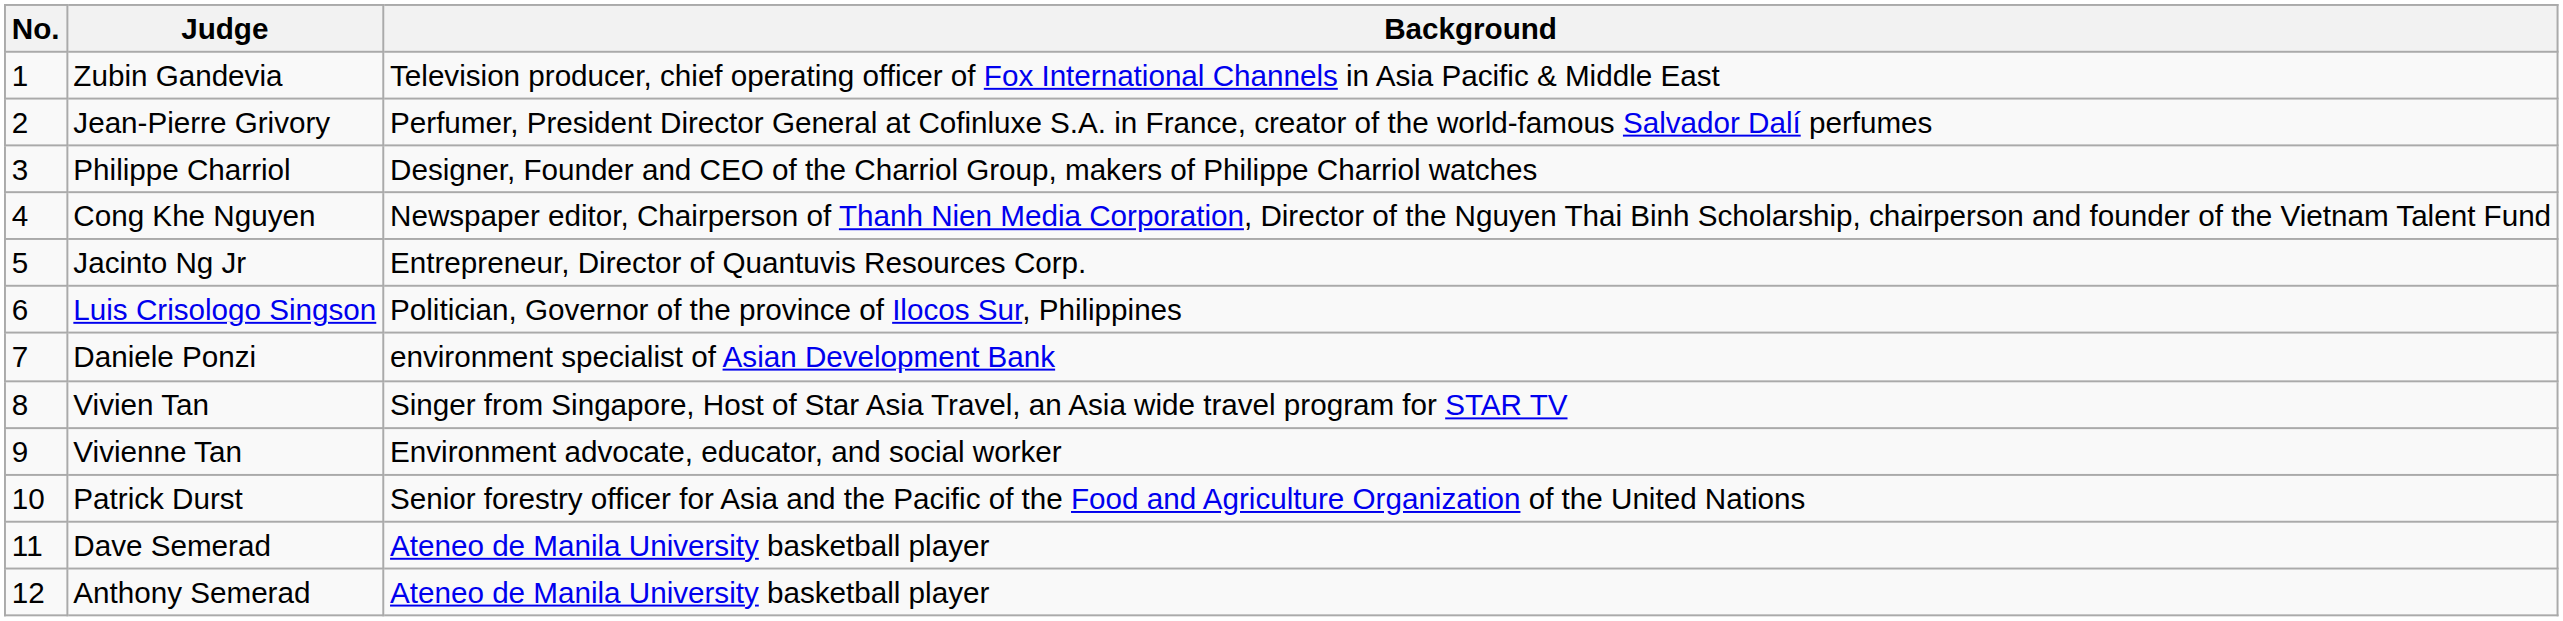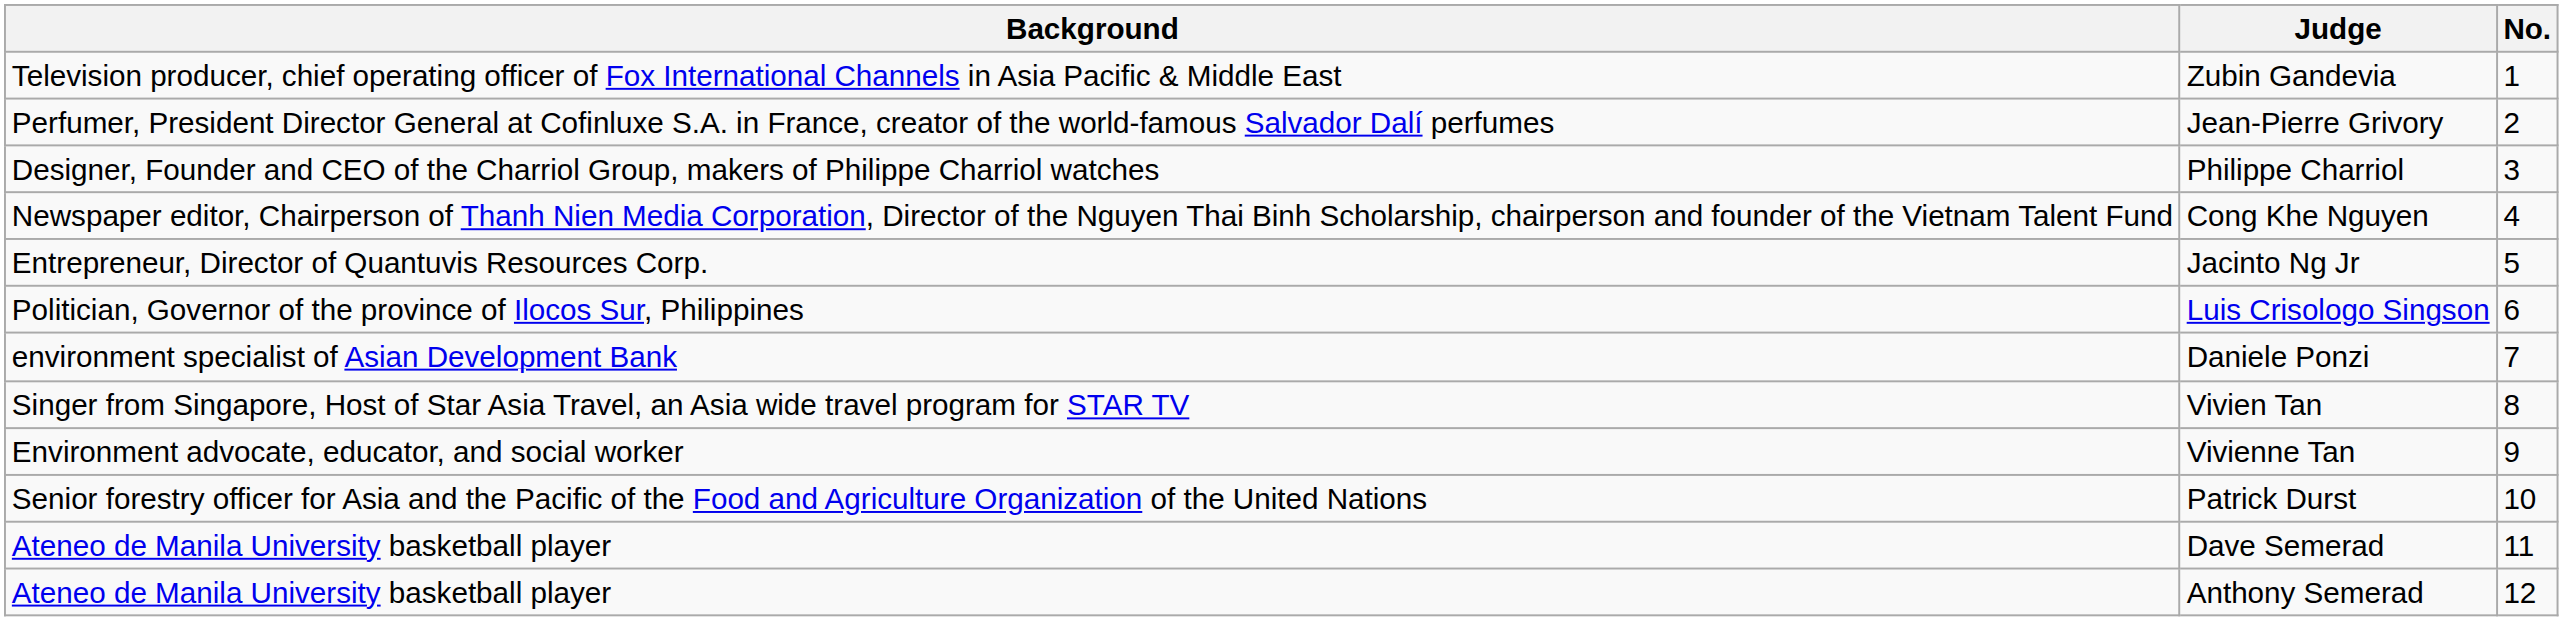columns swapped: (36, 29) <-> (1471, 29)
